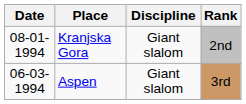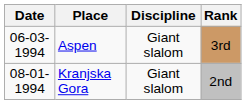rows swapped: (85, 45) <-> (77, 82)
